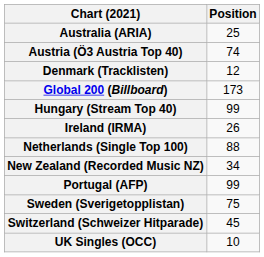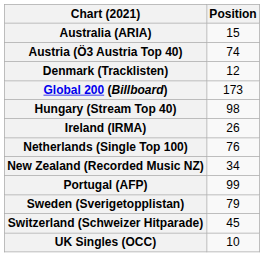(233, 33) 25 -> (233, 33) 15
(233, 109) 99 -> (233, 109) 98
(233, 147) 88 -> (233, 147) 76
(233, 204) 75 -> (233, 204) 79
